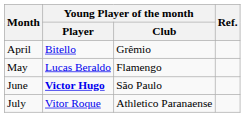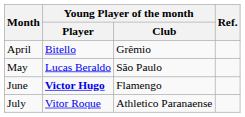(139, 67) Flamengo -> (139, 67) São Paulo
(139, 85) São Paulo -> (139, 85) Flamengo
